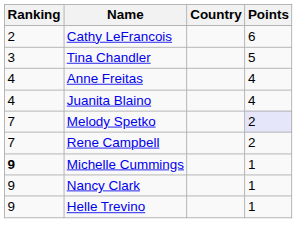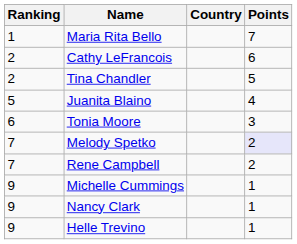+ row: (114, 36)
(11, 57) 3 -> (11, 79) 2
- row: (105, 79)
(11, 100) 4 -> (11, 100) 5
+ row: (104, 121)
(11, 164) bold -> (11, 185) normal
